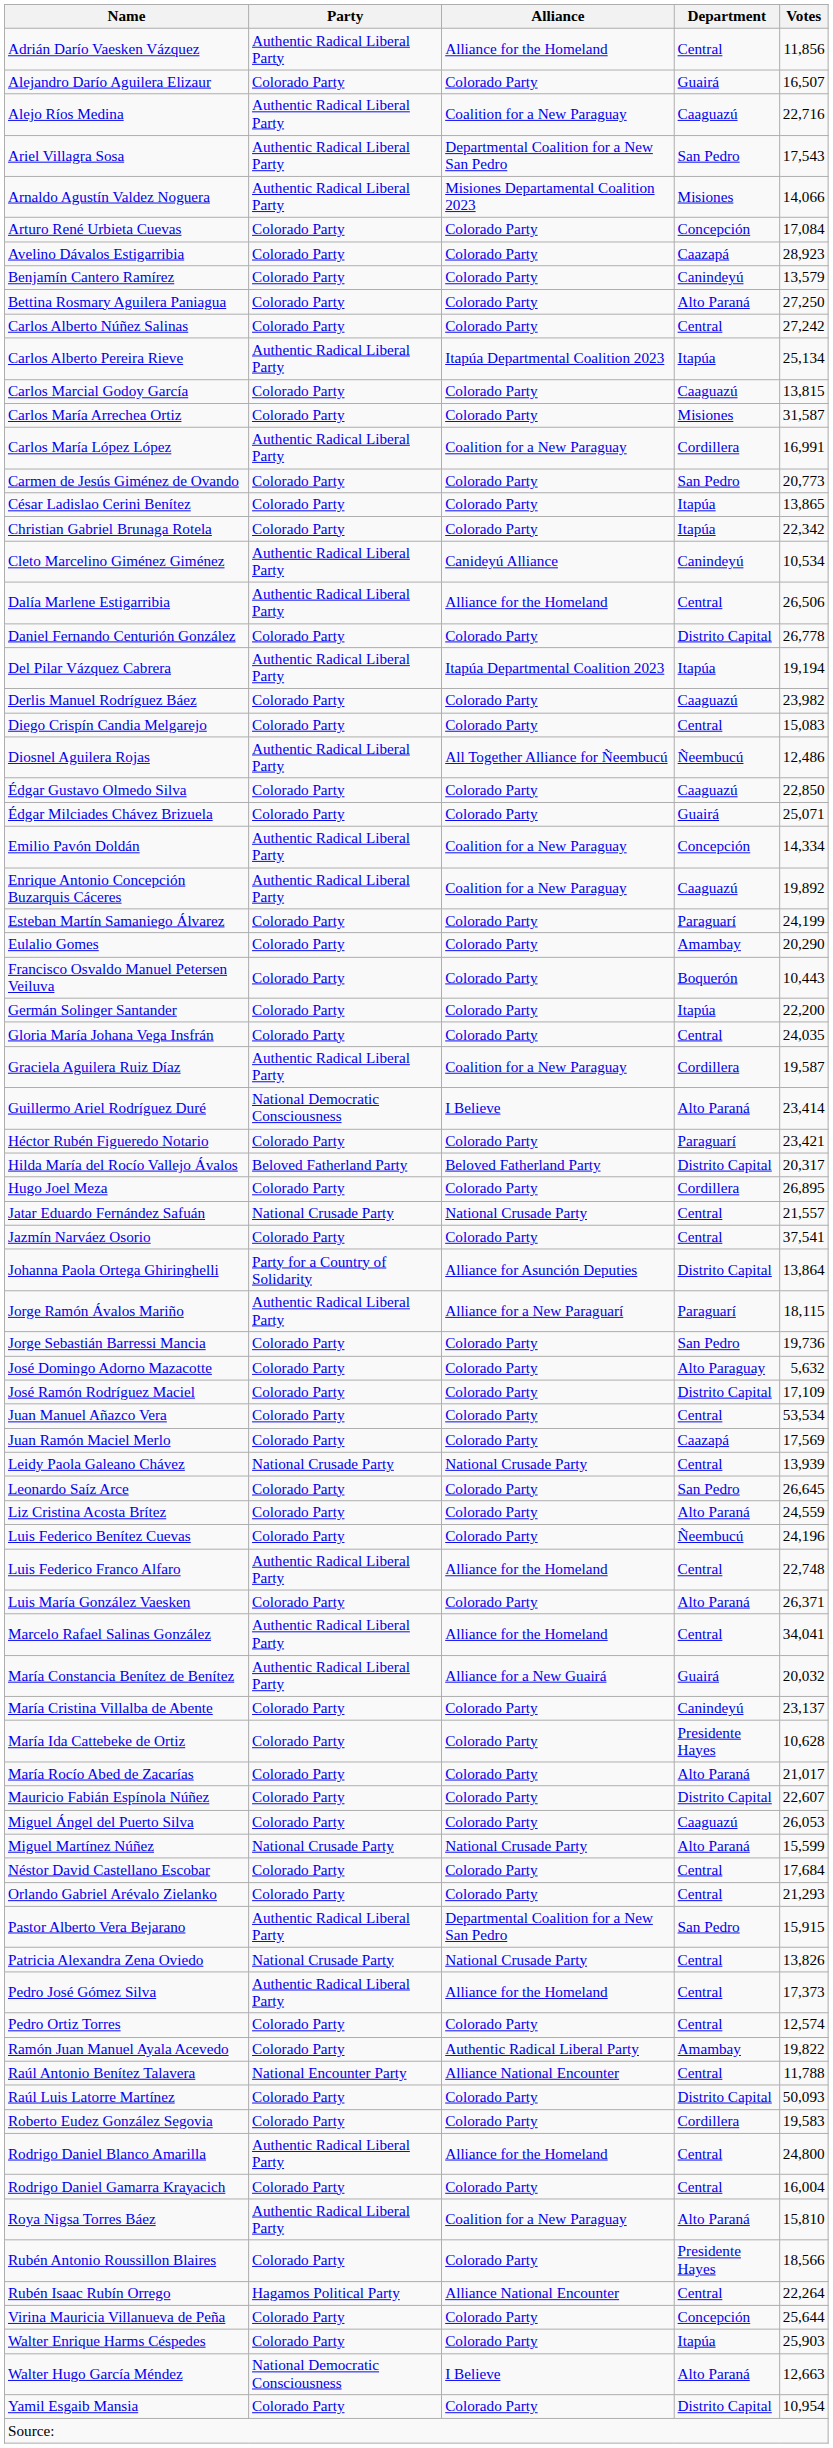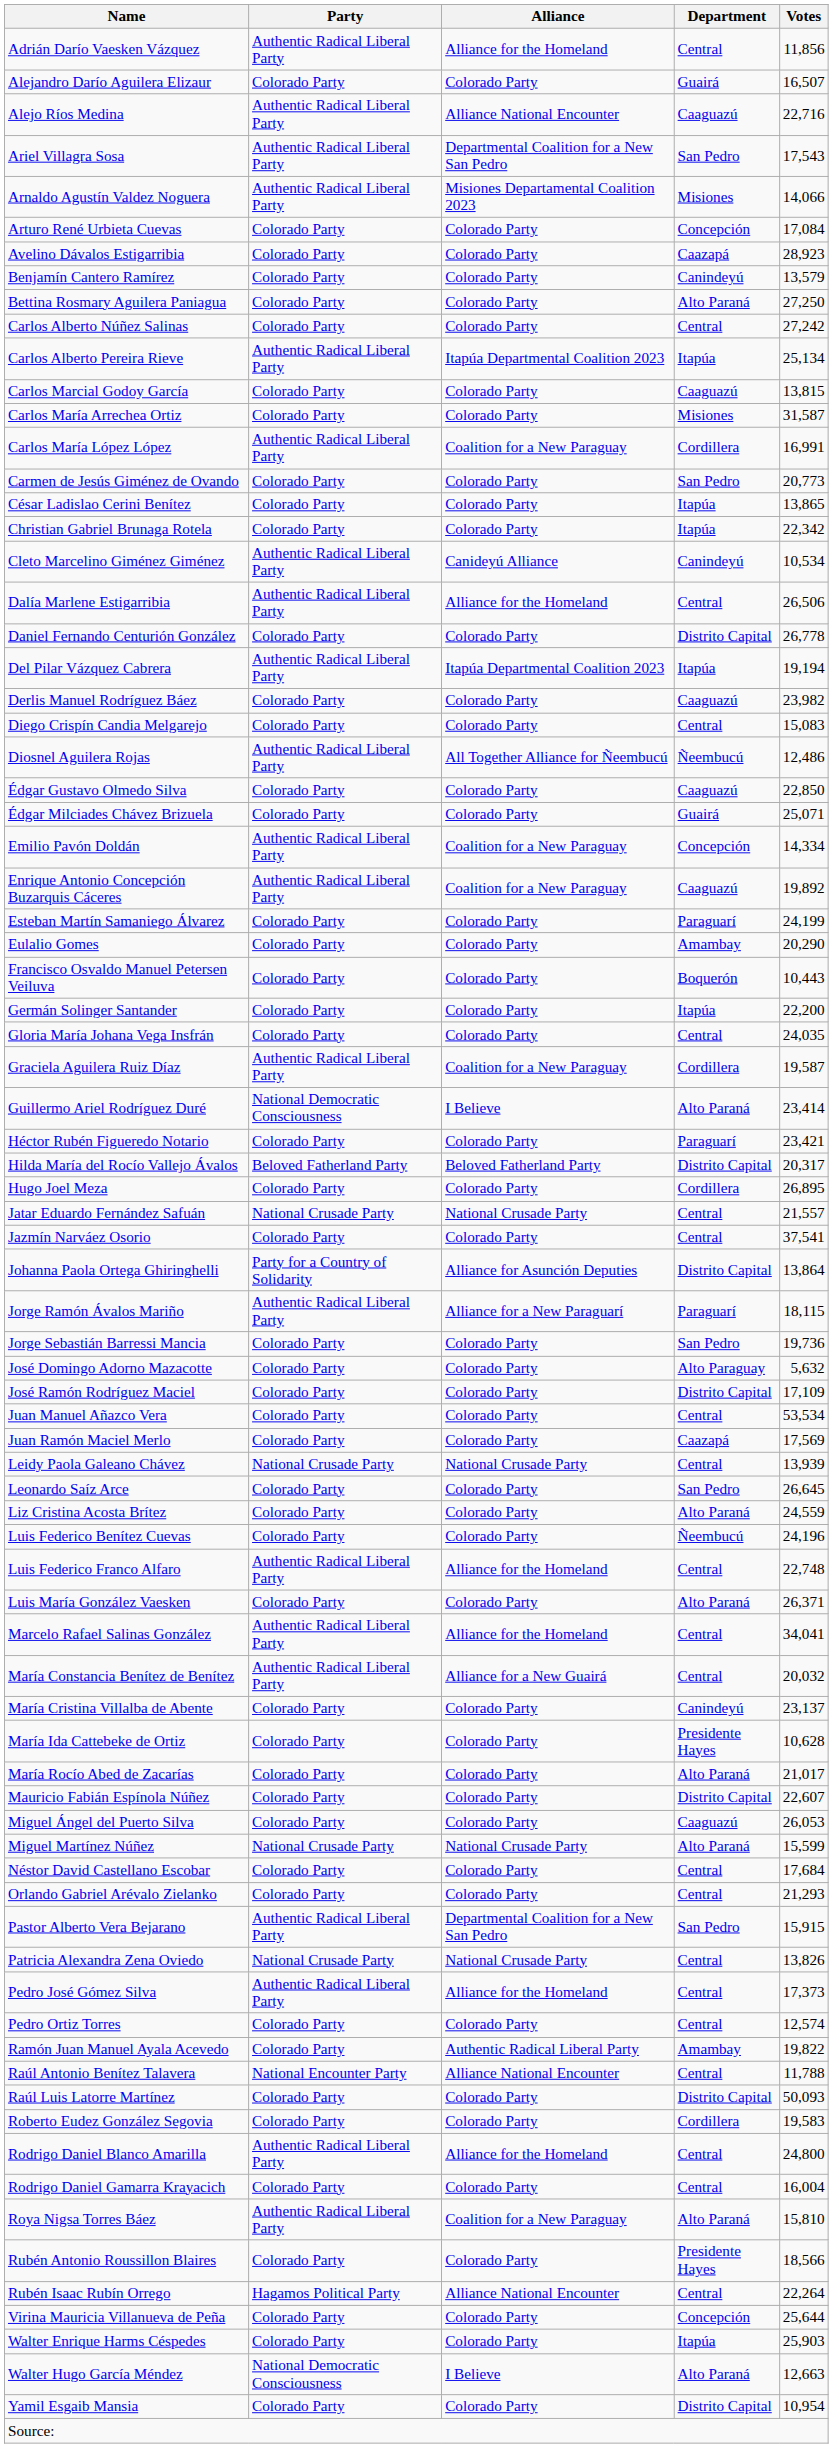(536, 114) Coalition for a New Paraguay -> (532, 114) Alliance National Encounter
(698, 1675) Guairá -> (700, 1675) Central
